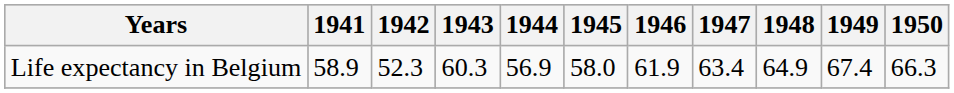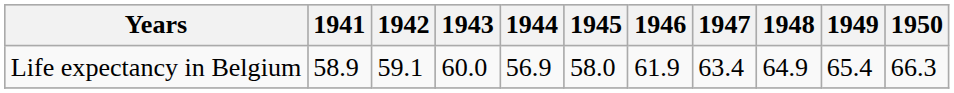(400, 66) 52.3 -> (400, 66) 59.1
(464, 66) 60.3 -> (464, 66) 60.0
(850, 66) 67.4 -> (850, 66) 65.4
